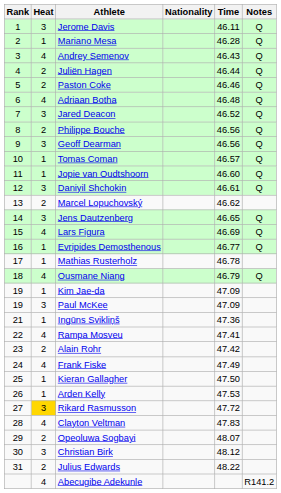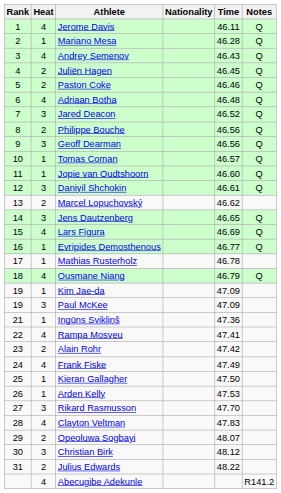(43, 27) 3 -> (43, 27) 4
(228, 71) 46.44 -> (228, 71) 46.45
(43, 408) gold background -> (43, 408) no background
(228, 408) 47.72 -> (228, 408) 47.70
